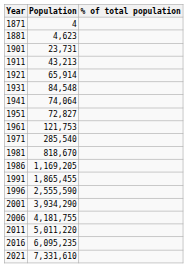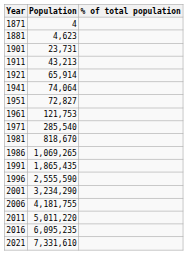- row: (16, 88)
(55, 166) 1,169,205 -> (55, 153) 1,069,265
(55, 179) 1,865,455 -> (55, 166) 1,865,435
(55, 205) 3,934,290 -> (55, 192) 3,234,290
